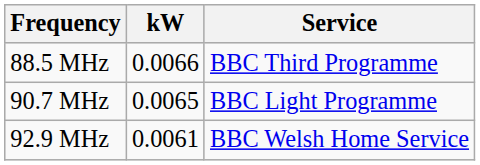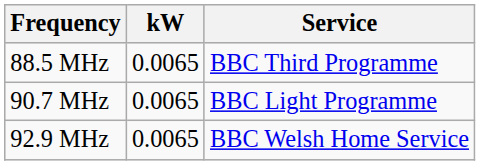(165, 62) 0.0066 -> (165, 62) 0.0065
(165, 139) 0.0061 -> (165, 139) 0.0065
